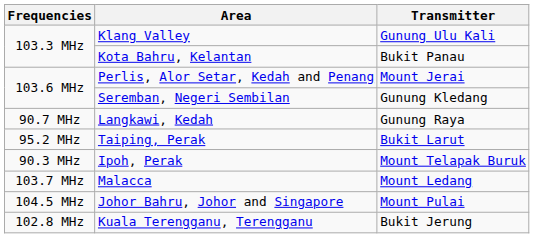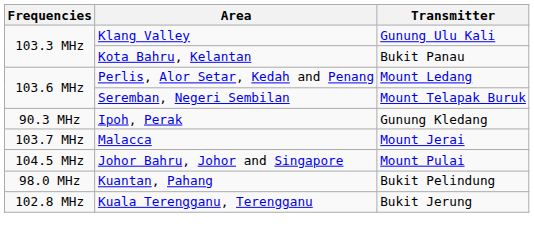(422, 77) Mount Jerai -> (426, 77) Mount Ledang
(434, 98) Gunung Kledang -> (453, 98) Mount Telapak Buruk
- row: (155, 119)
- row: (152, 139)
(453, 160) Mount Telapak Buruk -> (434, 119) Gunung Kledang
(426, 181) Mount Ledang -> (422, 139) Mount Jerai
+ row: (155, 181)
